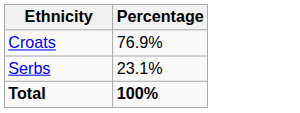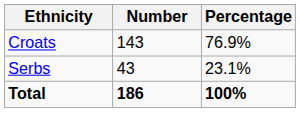+ column: (157, 17)
